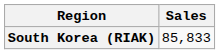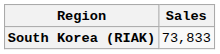(186, 38) 85,833 -> (186, 38) 73,833
